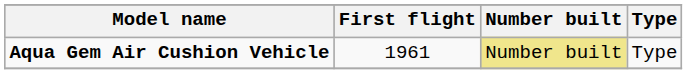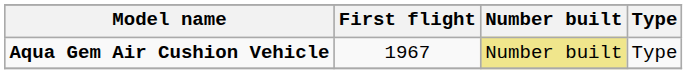(407, 53) 1961 -> (407, 53) 1967
